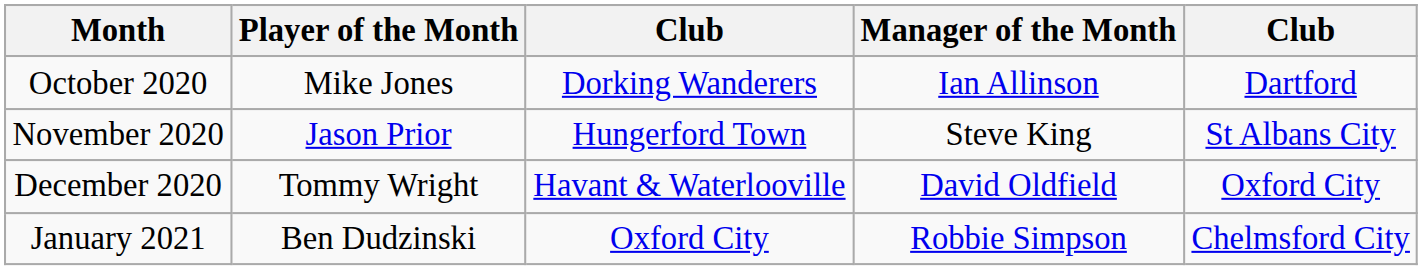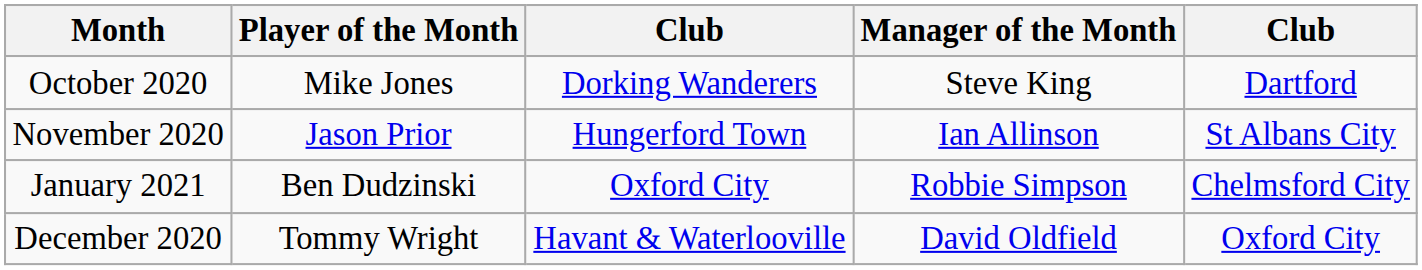(1019, 82) Ian Allinson -> (1019, 82) Steve King
(1019, 133) Steve King -> (1019, 133) Ian Allinson
rows swapped: (118, 185) <-> (118, 237)
